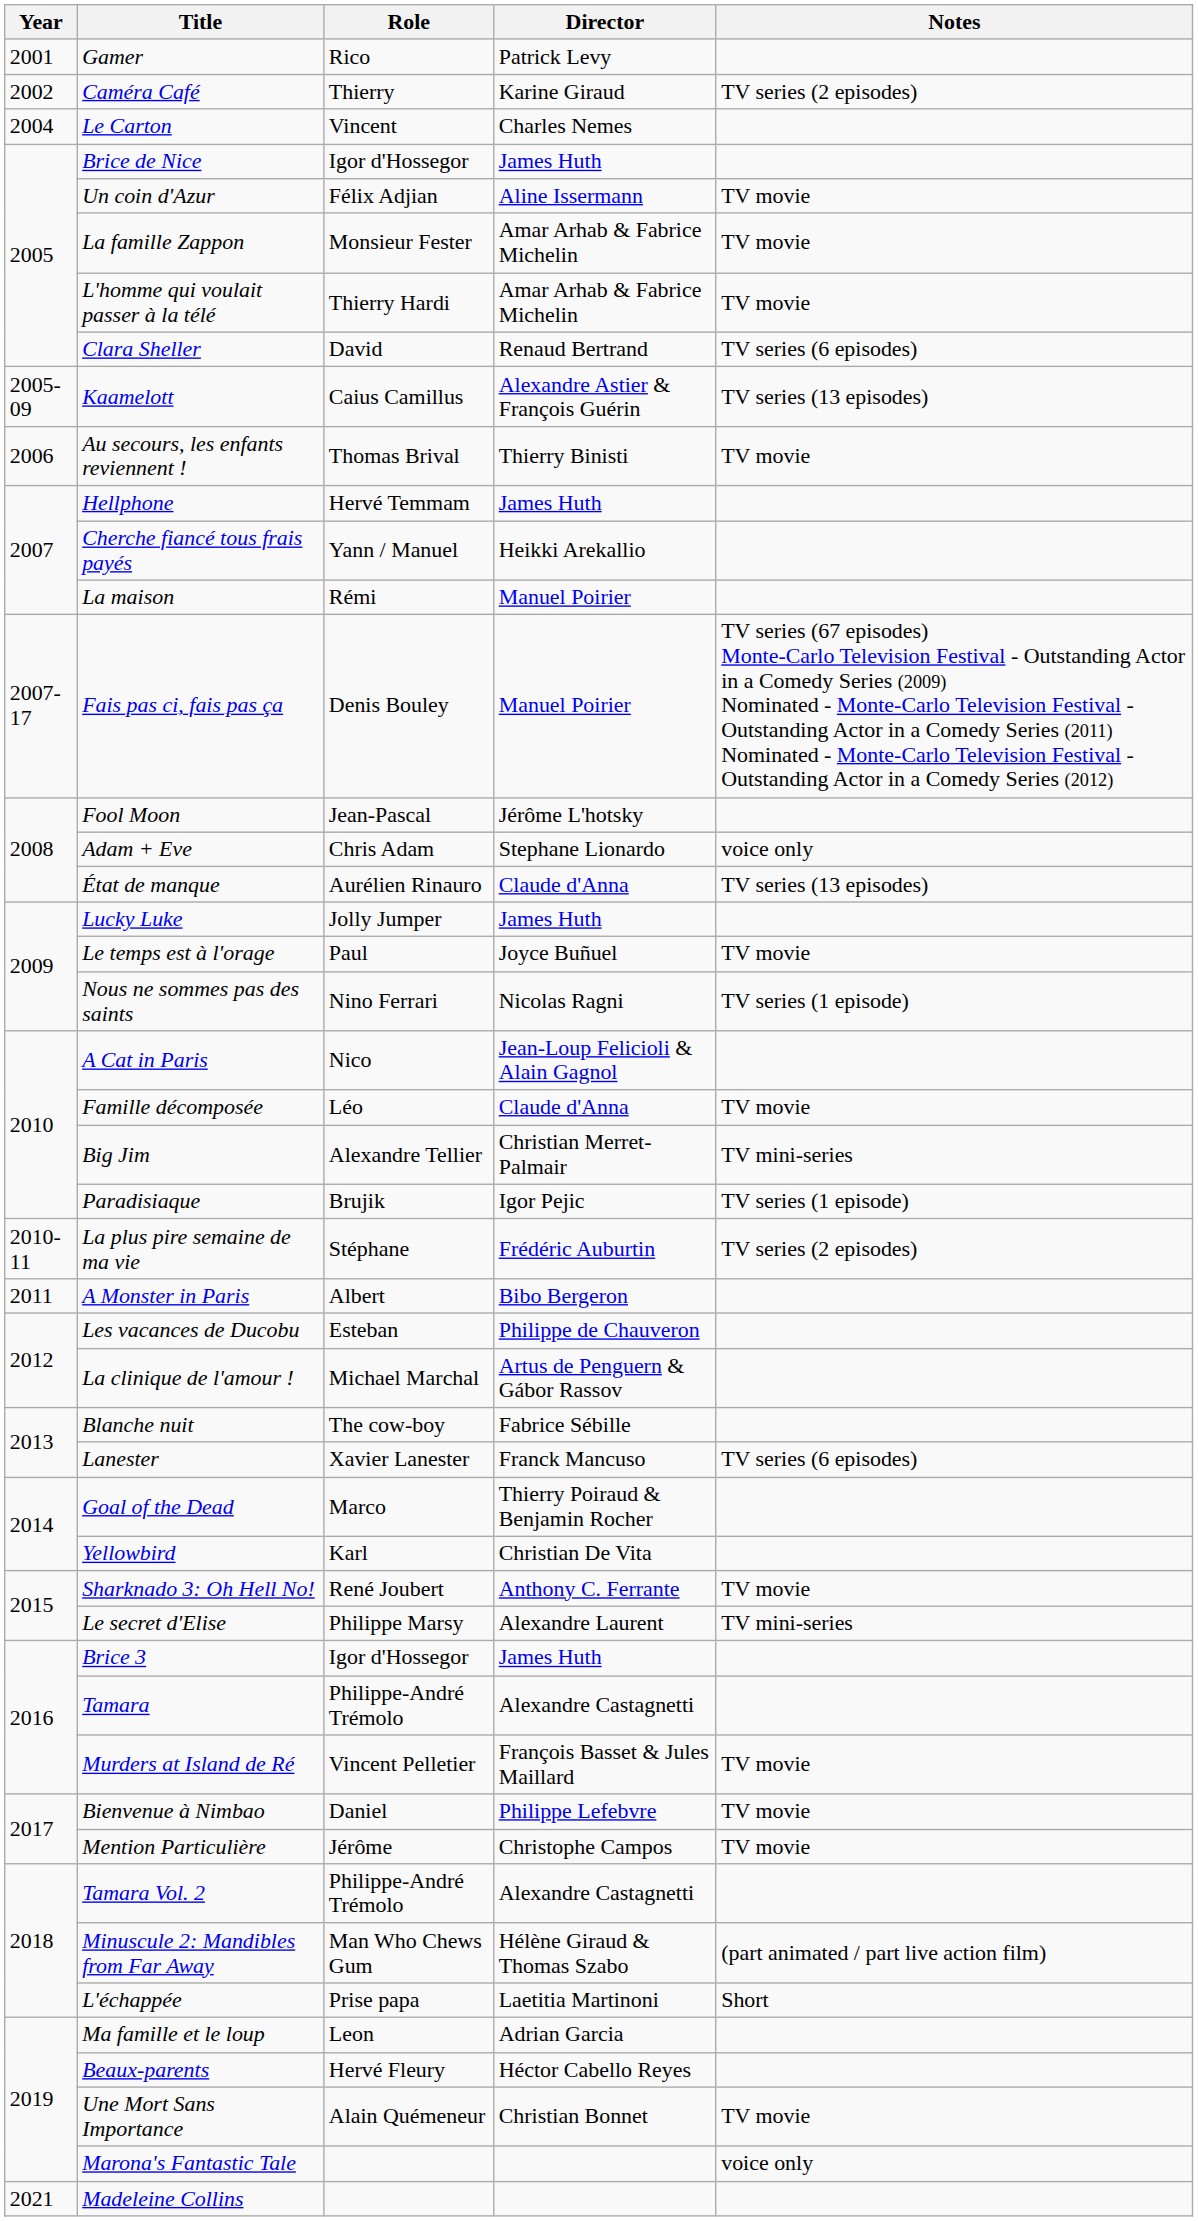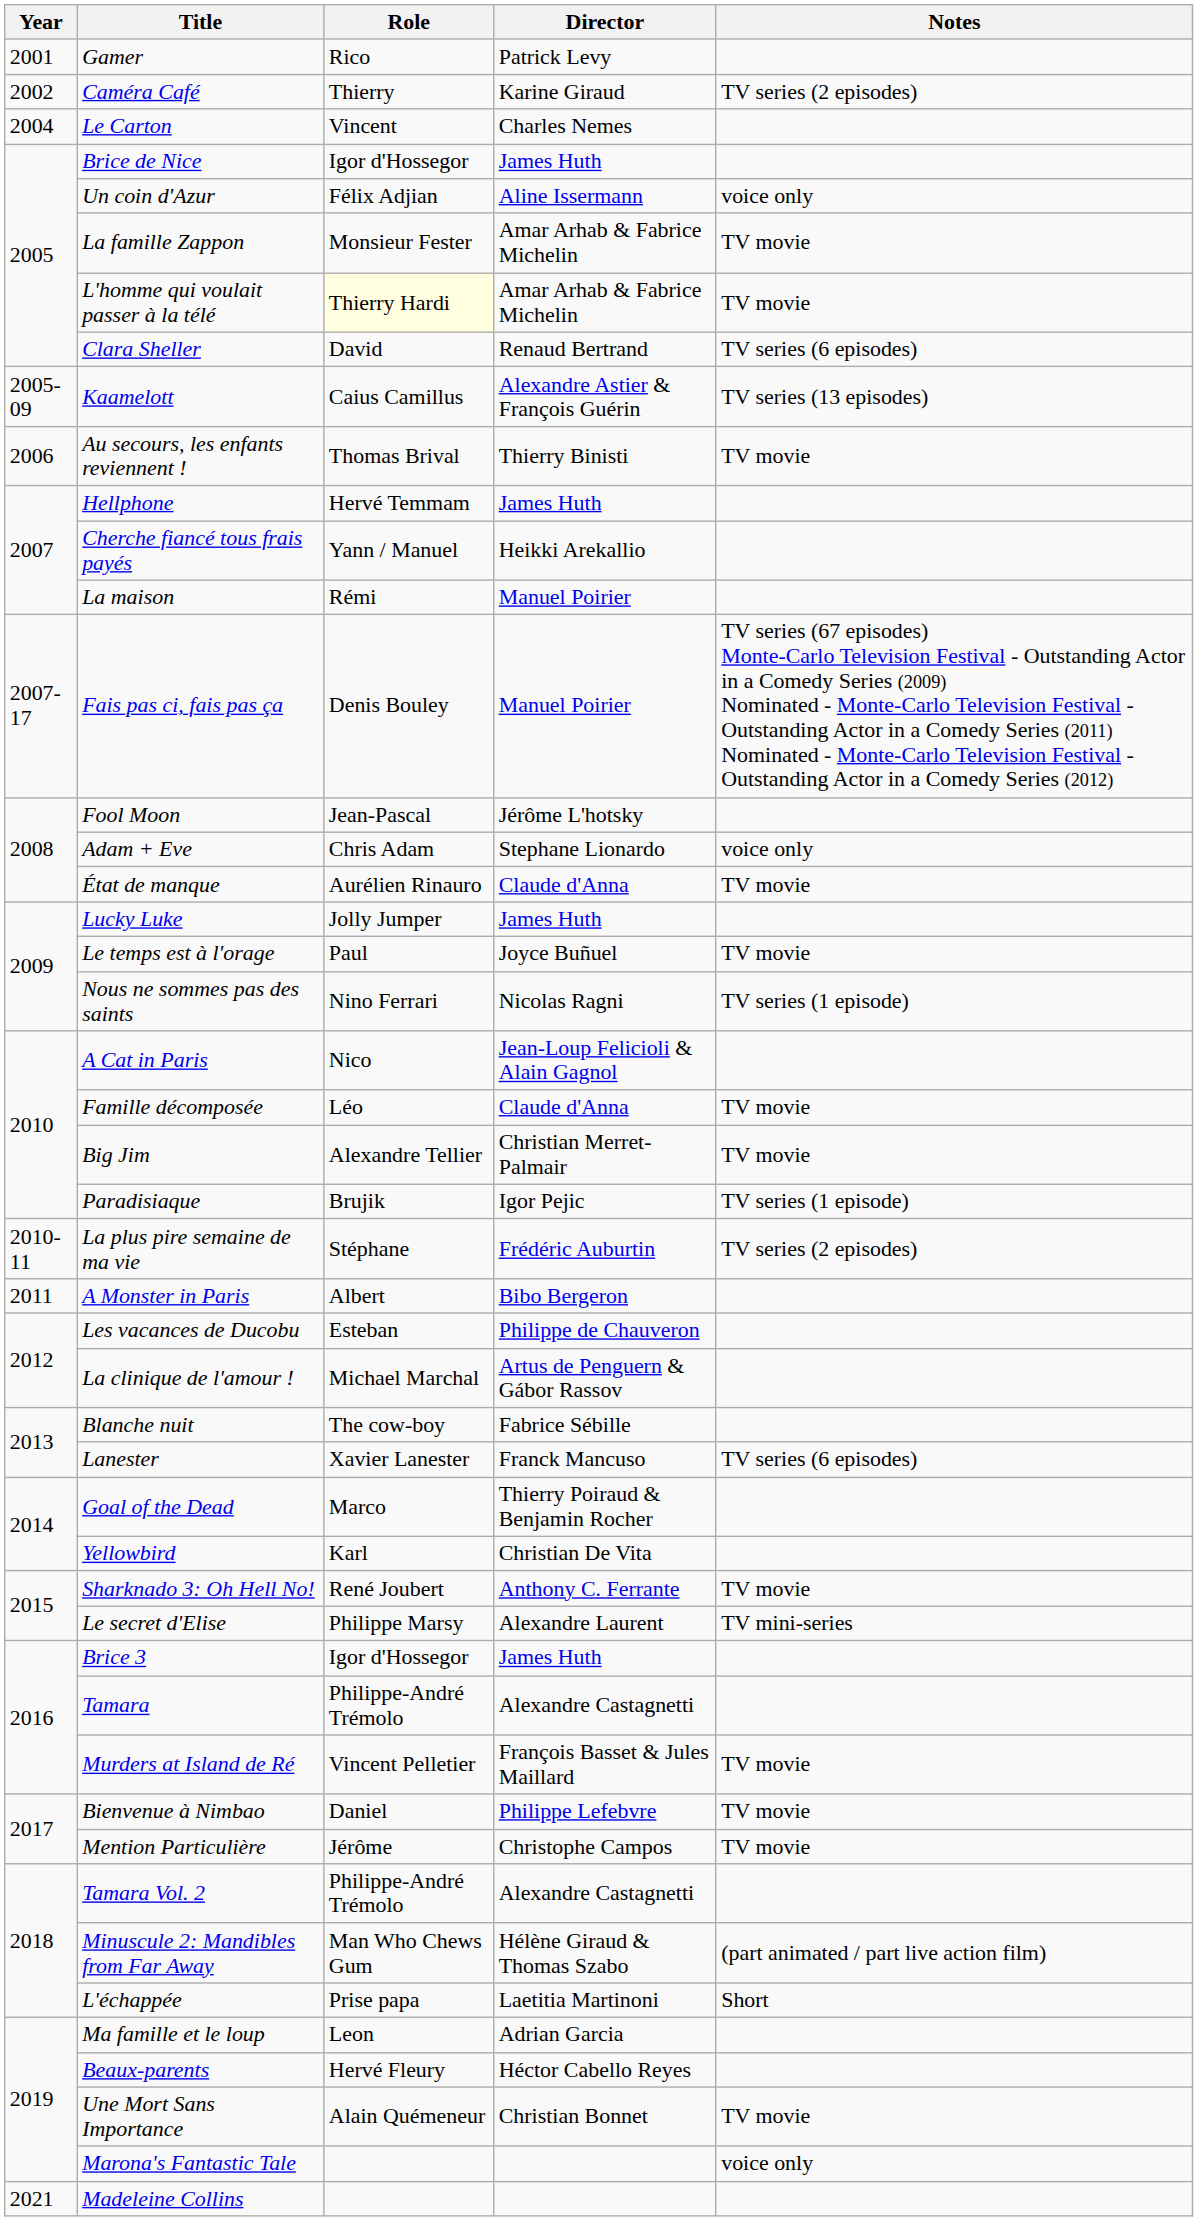(766, 195) TV movie -> (767, 195) voice only
(389, 302) no background -> (389, 302) lightyellow background
(825, 884) TV series (13 episodes) -> (766, 884) TV movie
(787, 1154) TV mini-series -> (766, 1154) TV movie
